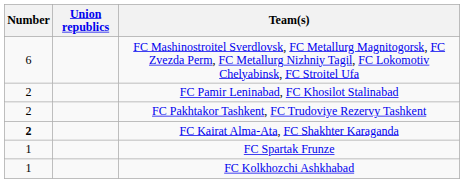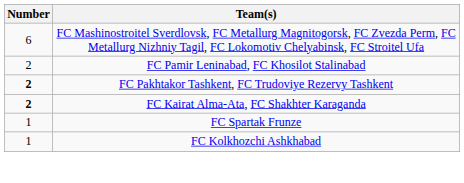- column: (86, 20)
(28, 111) normal -> (28, 84) bold
